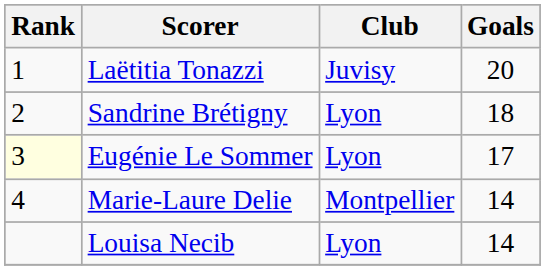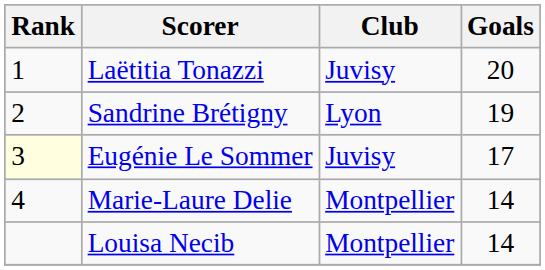(500, 112) 18 -> (500, 112) 19
(353, 156) Lyon -> (360, 156) Juvisy
(353, 243) Lyon -> (390, 243) Montpellier
